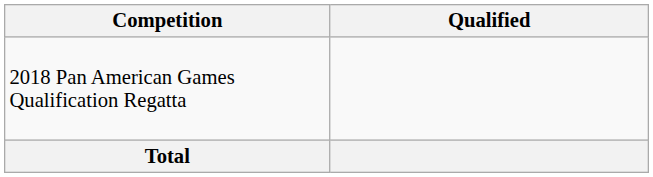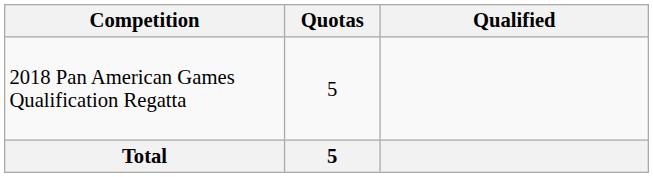+ column: (332, 20)
